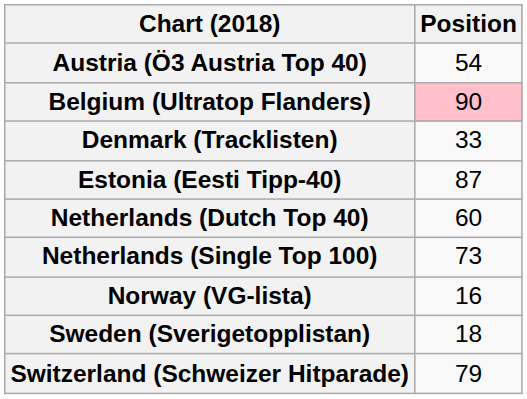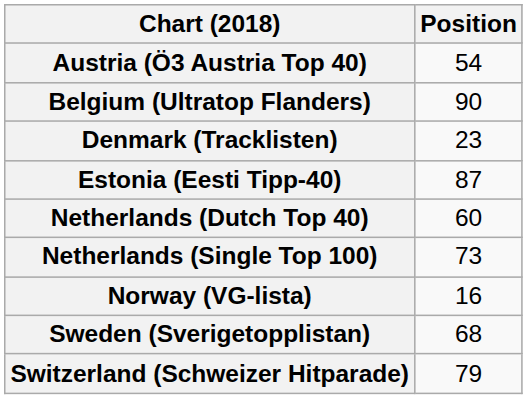(469, 101) pink background -> (469, 101) no background
(469, 140) 33 -> (469, 140) 23
(469, 334) 18 -> (469, 334) 68
